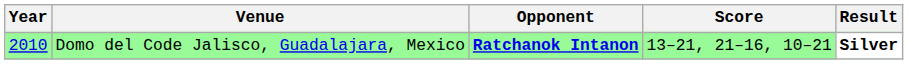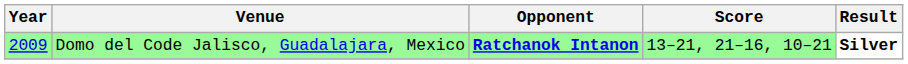(28, 45) 2010 -> (28, 45) 2009
